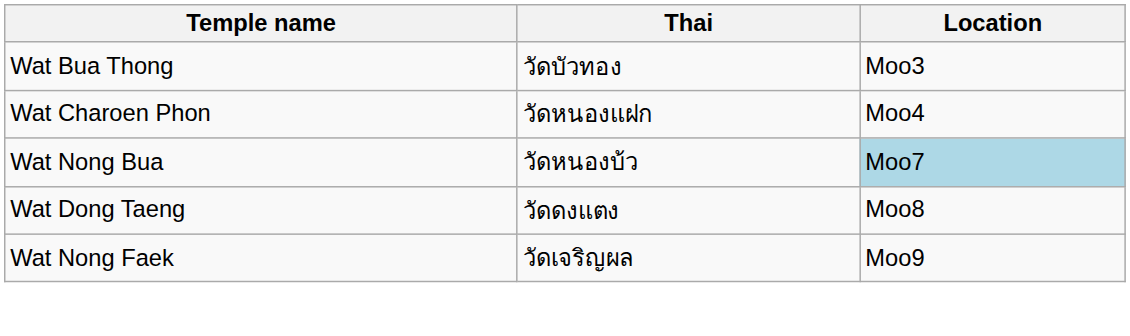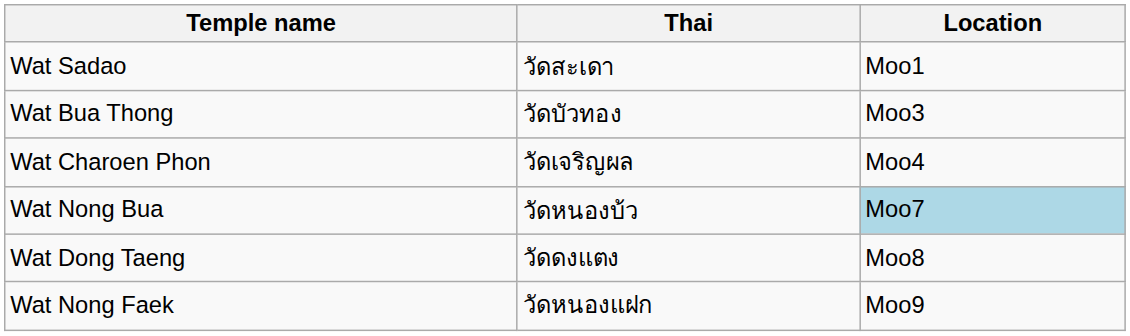+ row: (68, 66)
(588, 114) วัดหนองแฝก -> (578, 162) วัดเจริญผล
(578, 258) วัดเจริญผล -> (588, 306) วัดหนองแฝก
